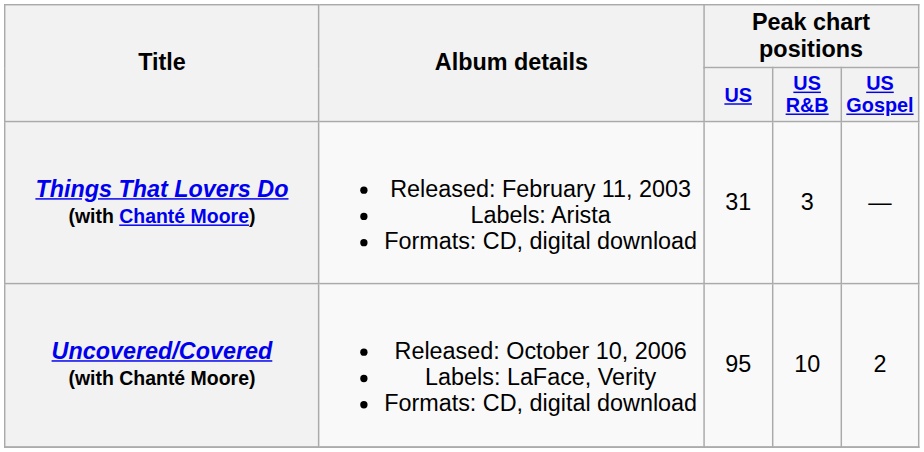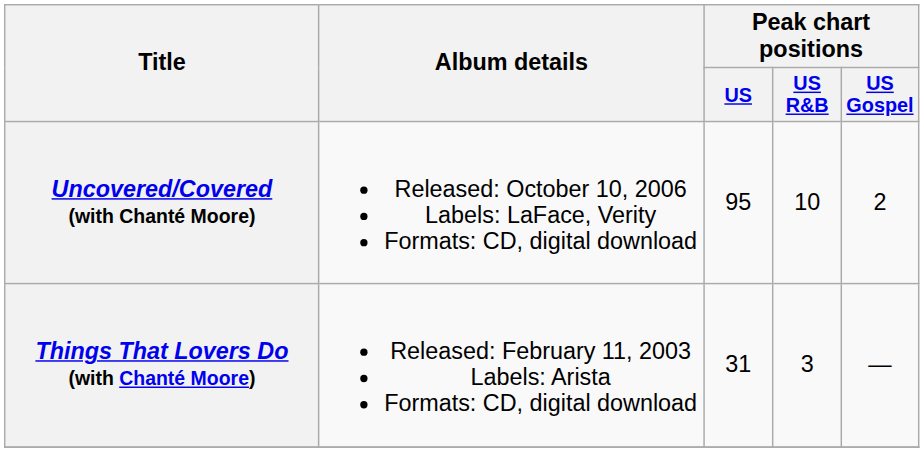rows swapped: (162, 202) <-> (162, 364)
